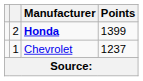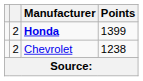(16, 48) 1 -> (16, 48) 2
(113, 48) 1237 -> (113, 48) 1238
